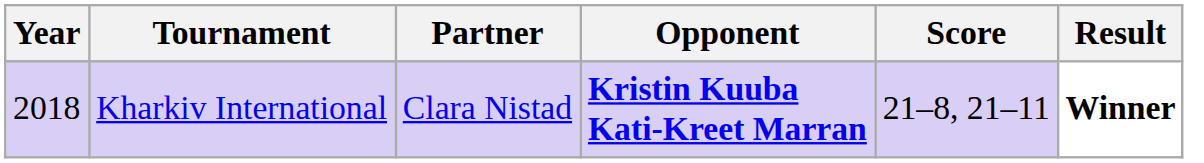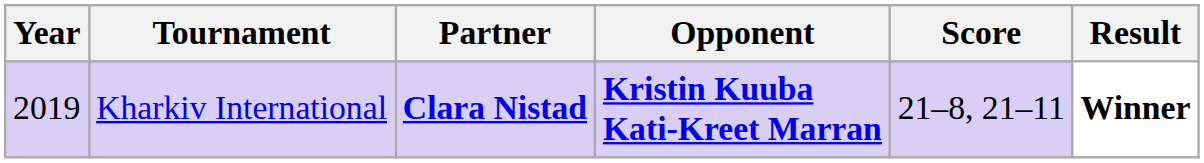(47, 108) 2018 -> (47, 108) 2019
(487, 108) normal -> (495, 108) bold
